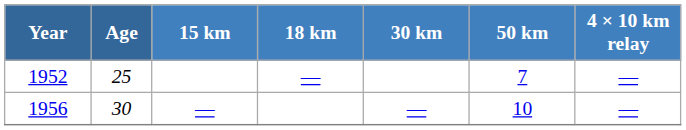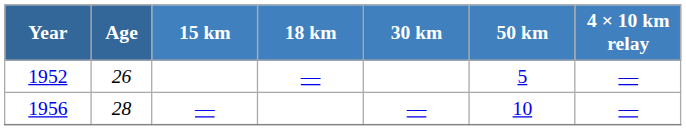(122, 76) 25 -> (122, 76) 26
(522, 76) 7 -> (522, 76) 5
(122, 108) 30 -> (122, 108) 28
